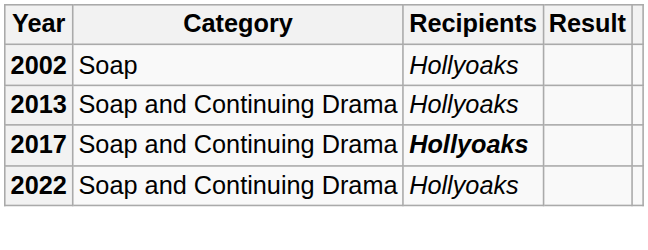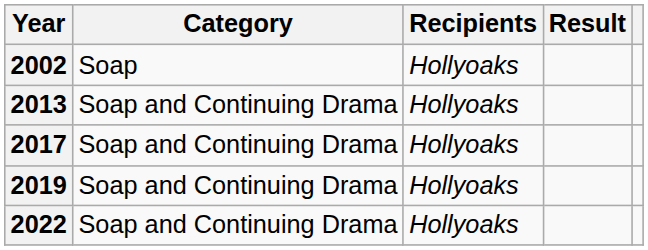(469, 144) bold -> (464, 144) normal
+ row: (39, 184)
